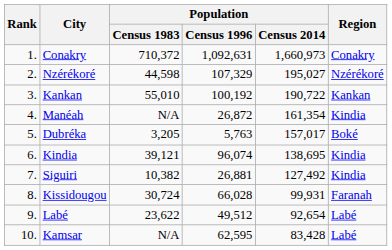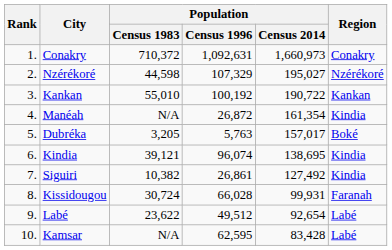(235, 174) 26,881 -> (235, 174) 26,861
